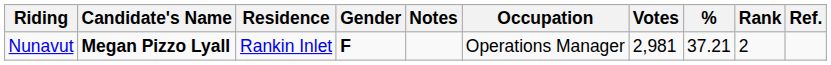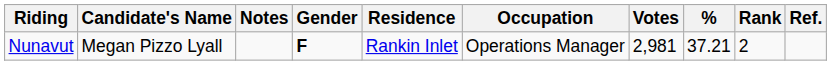columns swapped: (434, 18) <-> (286, 18)
(156, 45) bold -> (152, 45) normal
